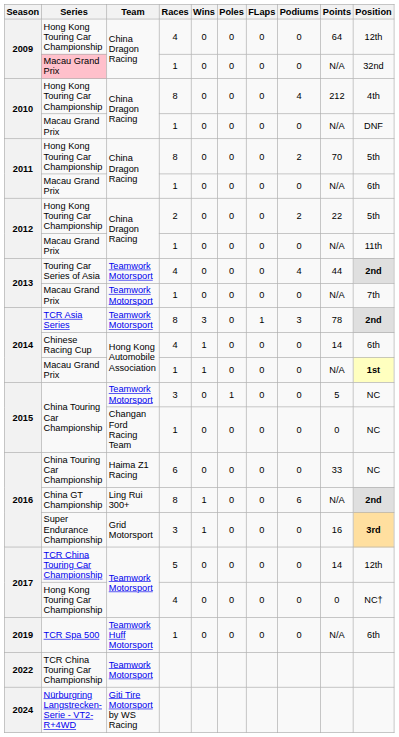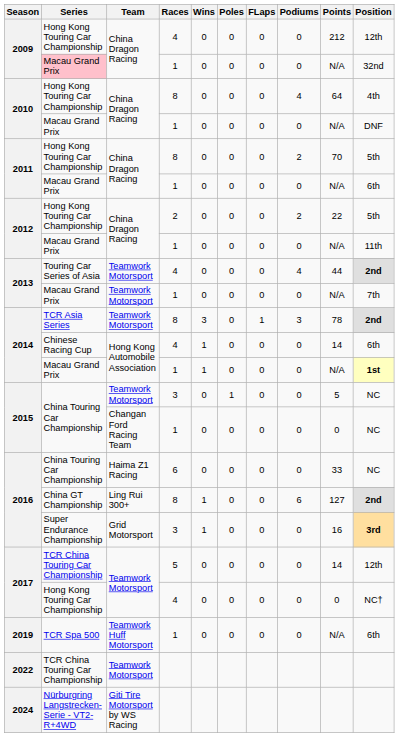(337, 37) 64 -> (337, 37) 212
(337, 97) 212 -> (337, 97) 64
(337, 500) N/A -> (337, 500) 127
